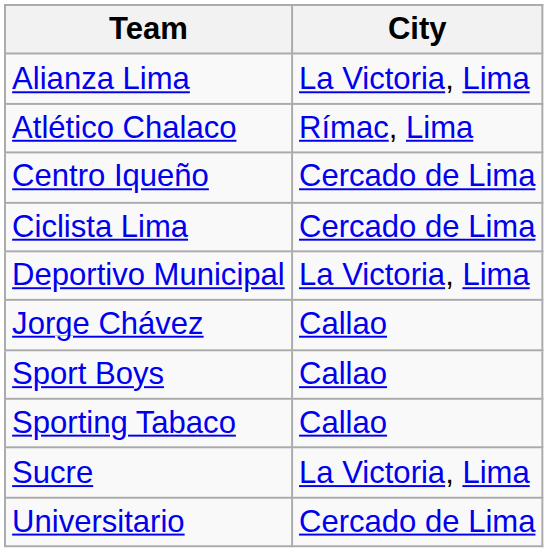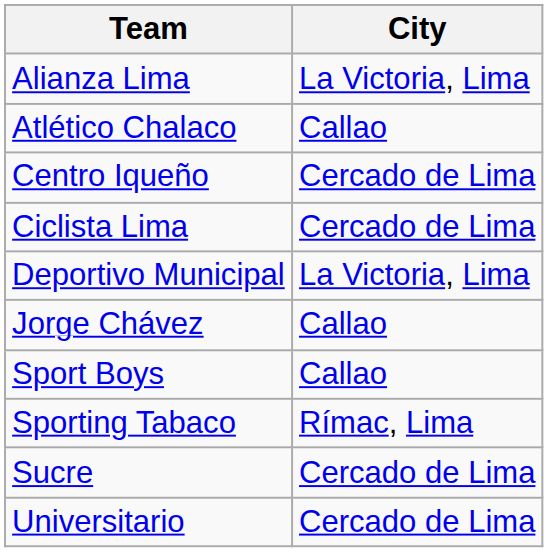(386, 127) Rímac, Lima -> (343, 127) Callao
(343, 422) Callao -> (386, 422) Rímac, Lima
(414, 472) La Victoria, Lima -> (417, 472) Cercado de Lima
